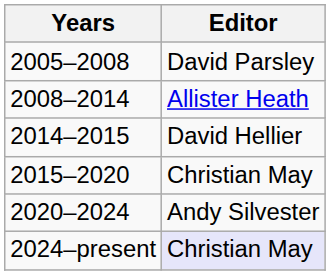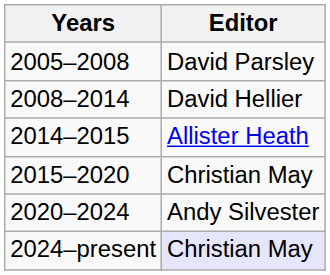(238, 99) Allister Heath -> (235, 99) David Hellier
(235, 136) David Hellier -> (238, 136) Allister Heath
